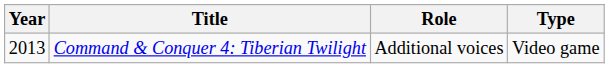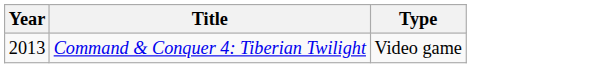- column: (439, 18)
